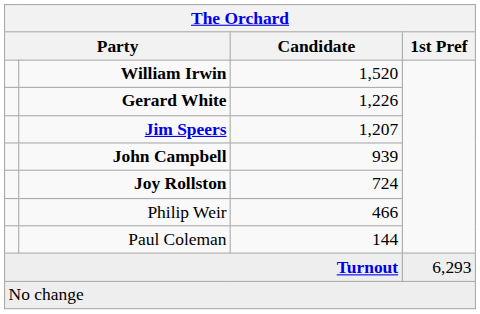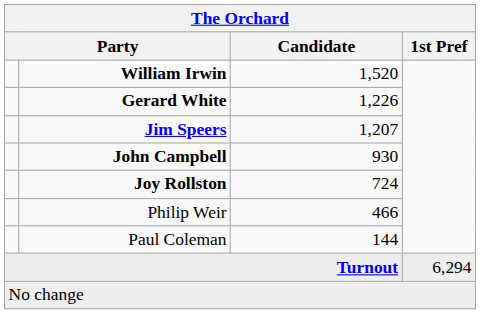(385, 156) 939 -> (385, 156) 930
(452, 267) 6,293 -> (452, 267) 6,294
